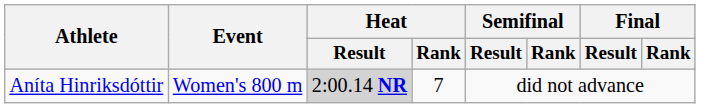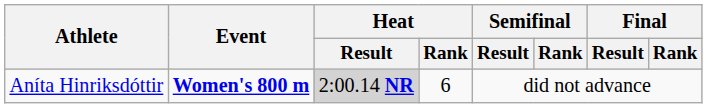(238, 86) normal -> (241, 86) bold
(439, 86) 7 -> (446, 86) 6
